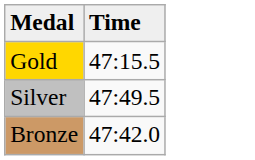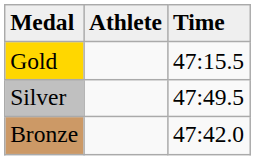+ column: (125, 23)
